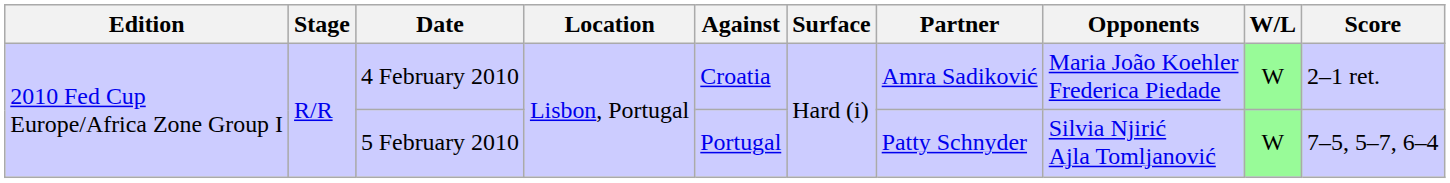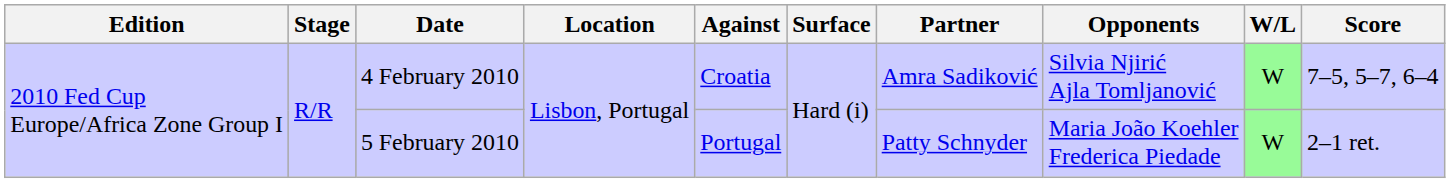(1144, 76) Maria João Koehler Frederica Piedade -> (1132, 76) Silvia Njirić Ajla Tomljanović
(1344, 76) 2–1 ret. -> (1373, 76) 7–5, 5–7, 6–4
(1132, 142) Silvia Njirić Ajla Tomljanović -> (1144, 142) Maria João Koehler Frederica Piedade
(1373, 142) 7–5, 5–7, 6–4 -> (1344, 142) 2–1 ret.
